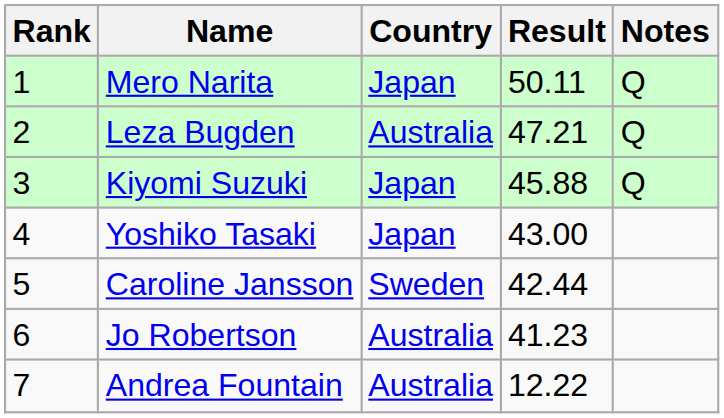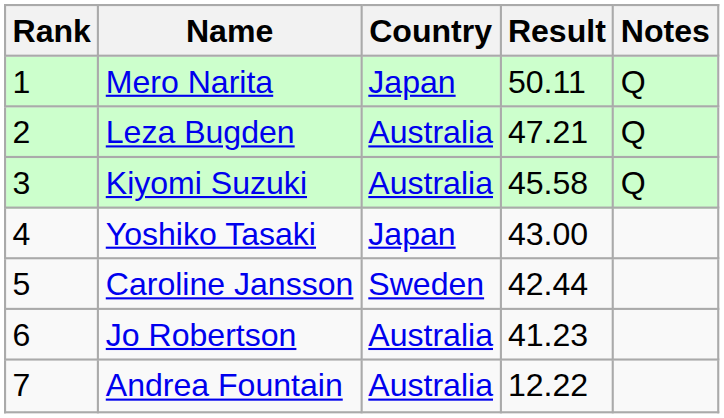(412, 183) Japan -> (431, 183) Australia
(548, 183) 45.88 -> (548, 183) 45.58
